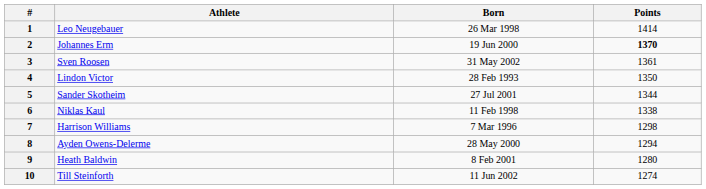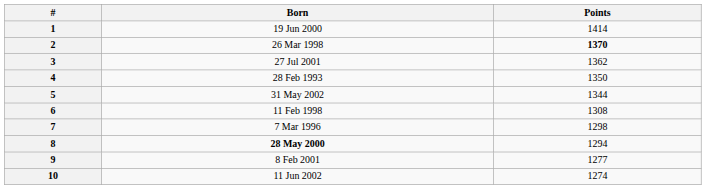- column: (224, 13)
(494, 29) 26 Mar 1998 -> (298, 29) 19 Jun 2000
(494, 45) 19 Jun 2000 -> (298, 45) 26 Mar 1998
(494, 62) 31 May 2002 -> (298, 62) 27 Jul 2001
(647, 62) 1361 -> (597, 62) 1362
(494, 95) 27 Jul 2001 -> (298, 95) 31 May 2002
(647, 111) 1338 -> (597, 111) 1308
(494, 144) normal -> (298, 144) bold
(647, 160) 1280 -> (597, 160) 1277
